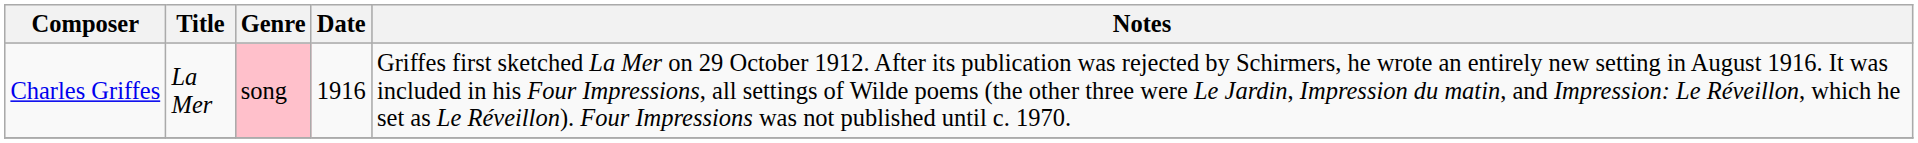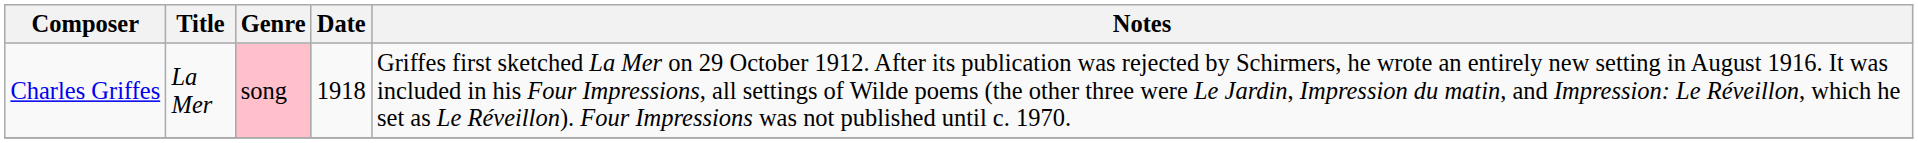(341, 90) 1916 -> (341, 90) 1918
